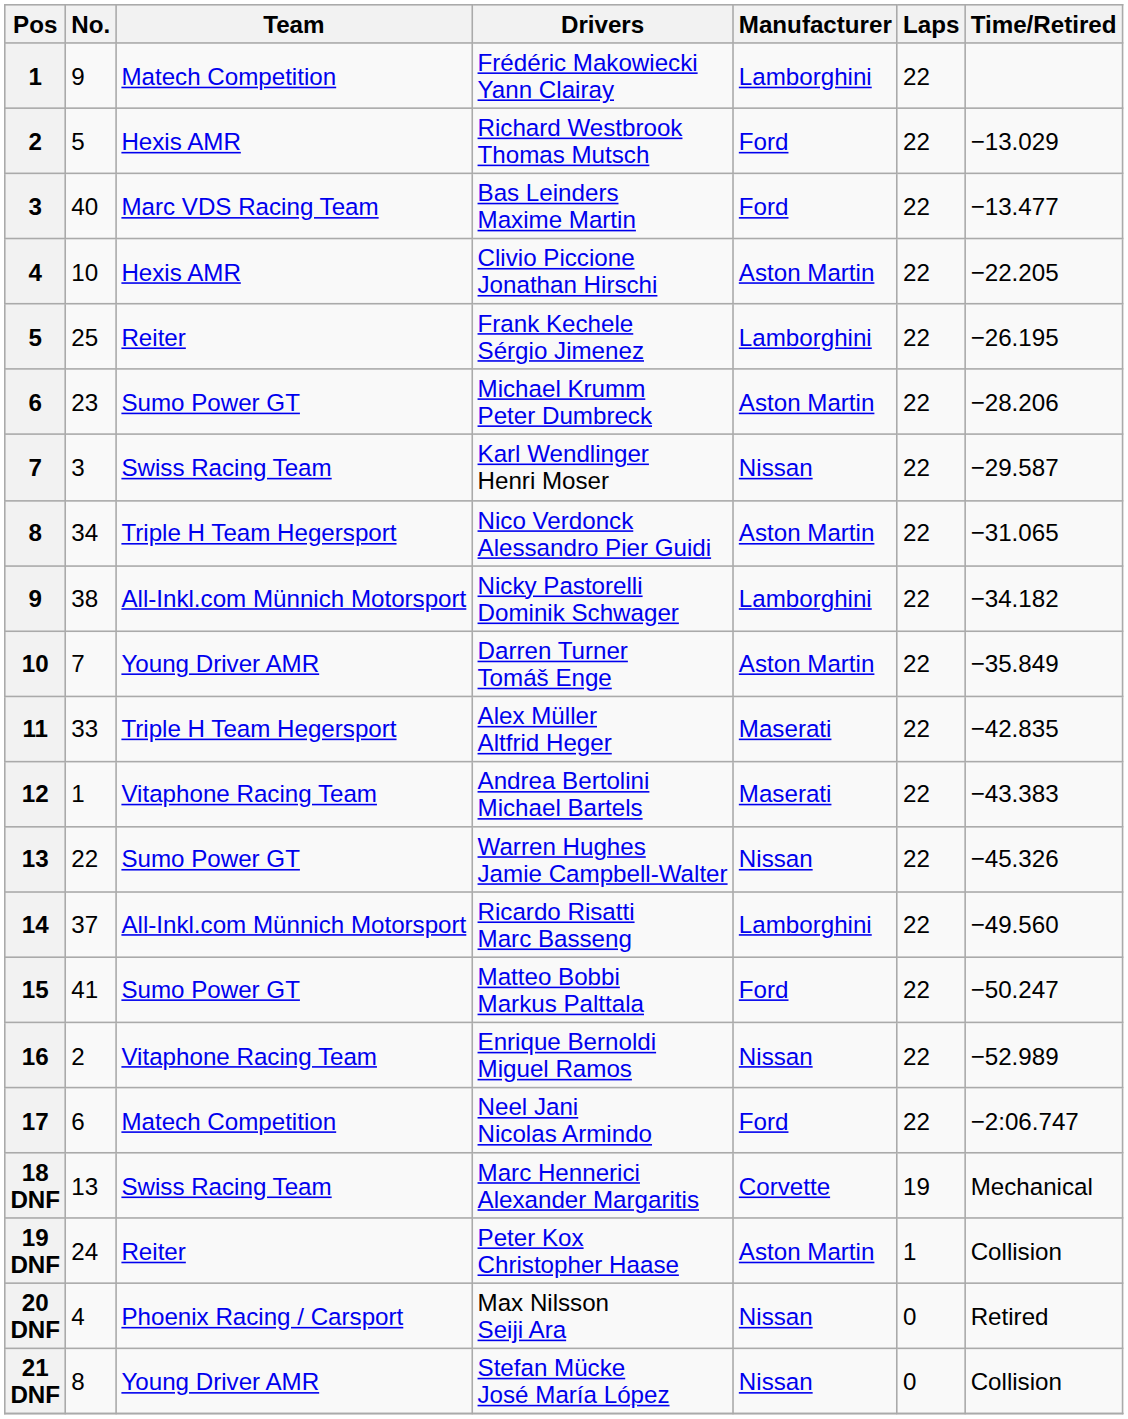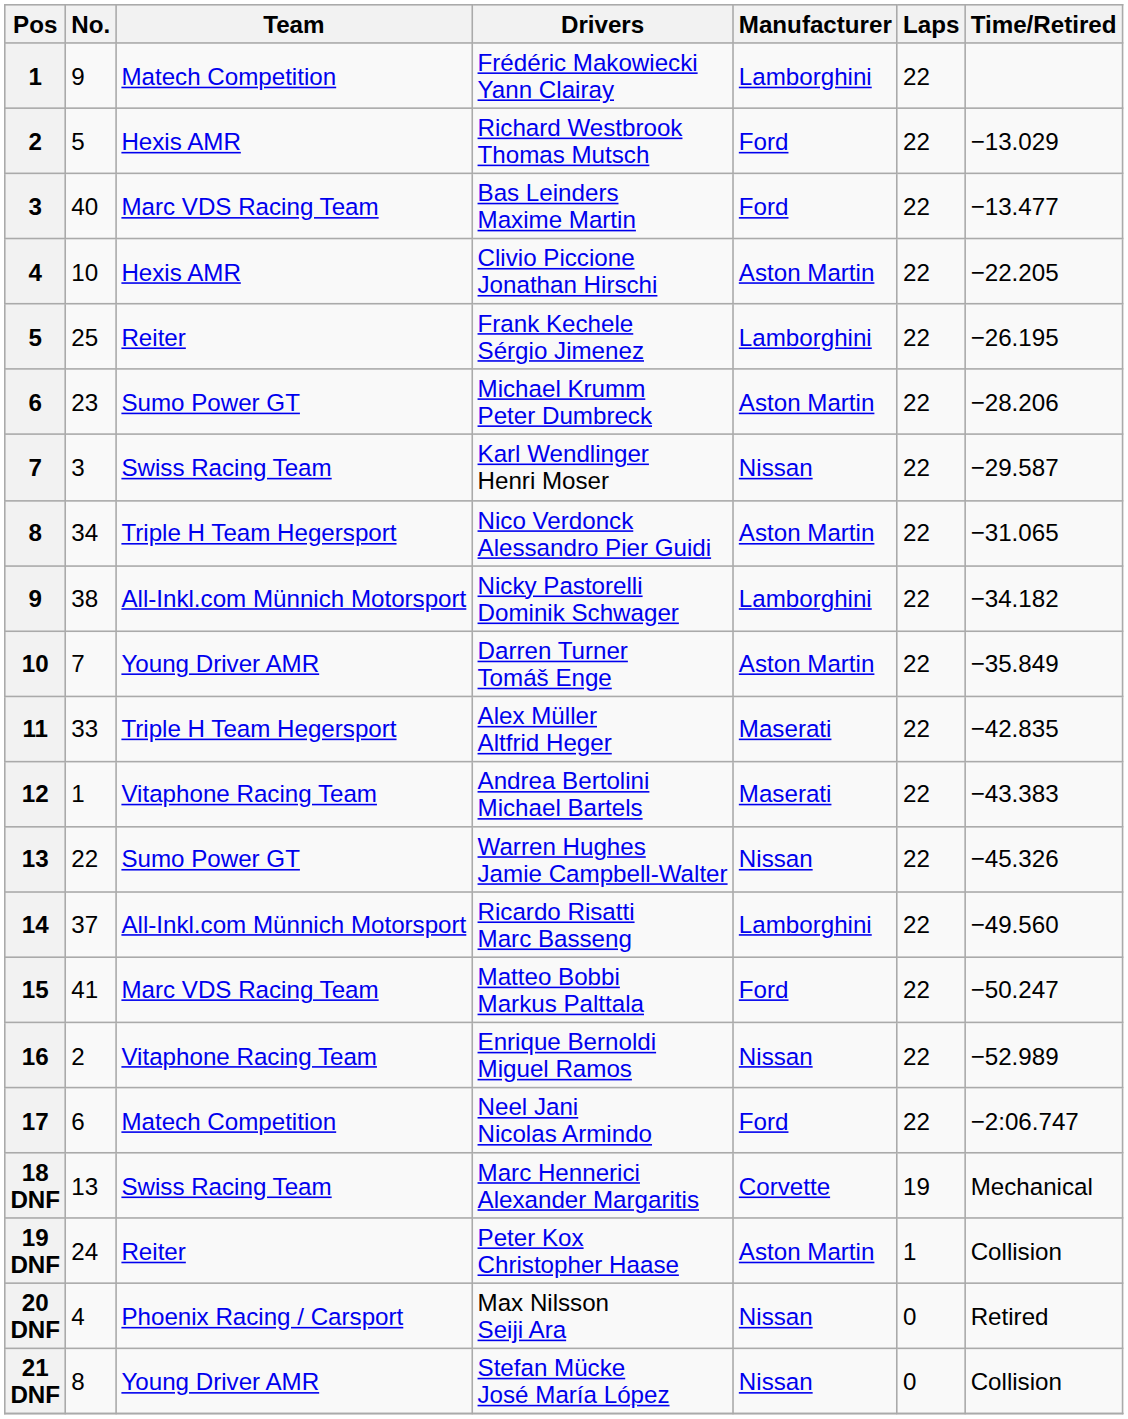(211, 990) Sumo Power GT -> (250, 990) Marc VDS Racing Team
